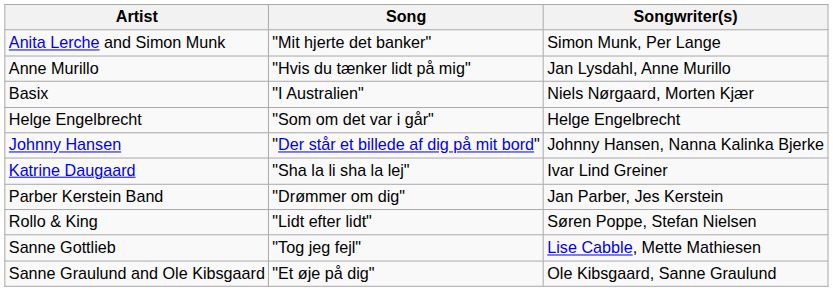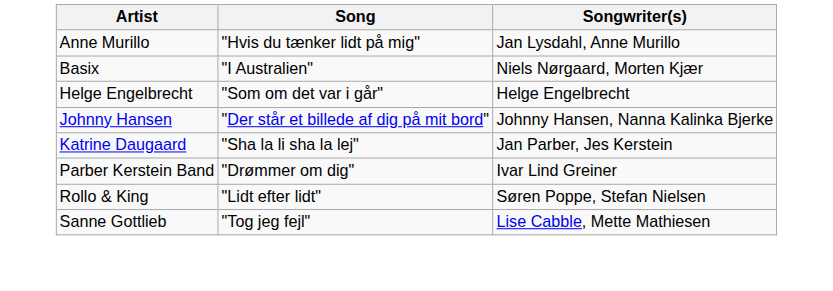- row: (117, 42)
(607, 171) Ivar Lind Greiner -> (585, 145) Jan Parber, Jes Kerstein
(635, 196) Jan Parber, Jes Kerstein -> (557, 171) Ivar Lind Greiner
- row: (137, 273)
